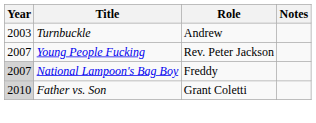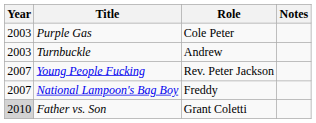+ row: (64, 33)
(19, 71) lightgrey background -> (19, 90) no background
